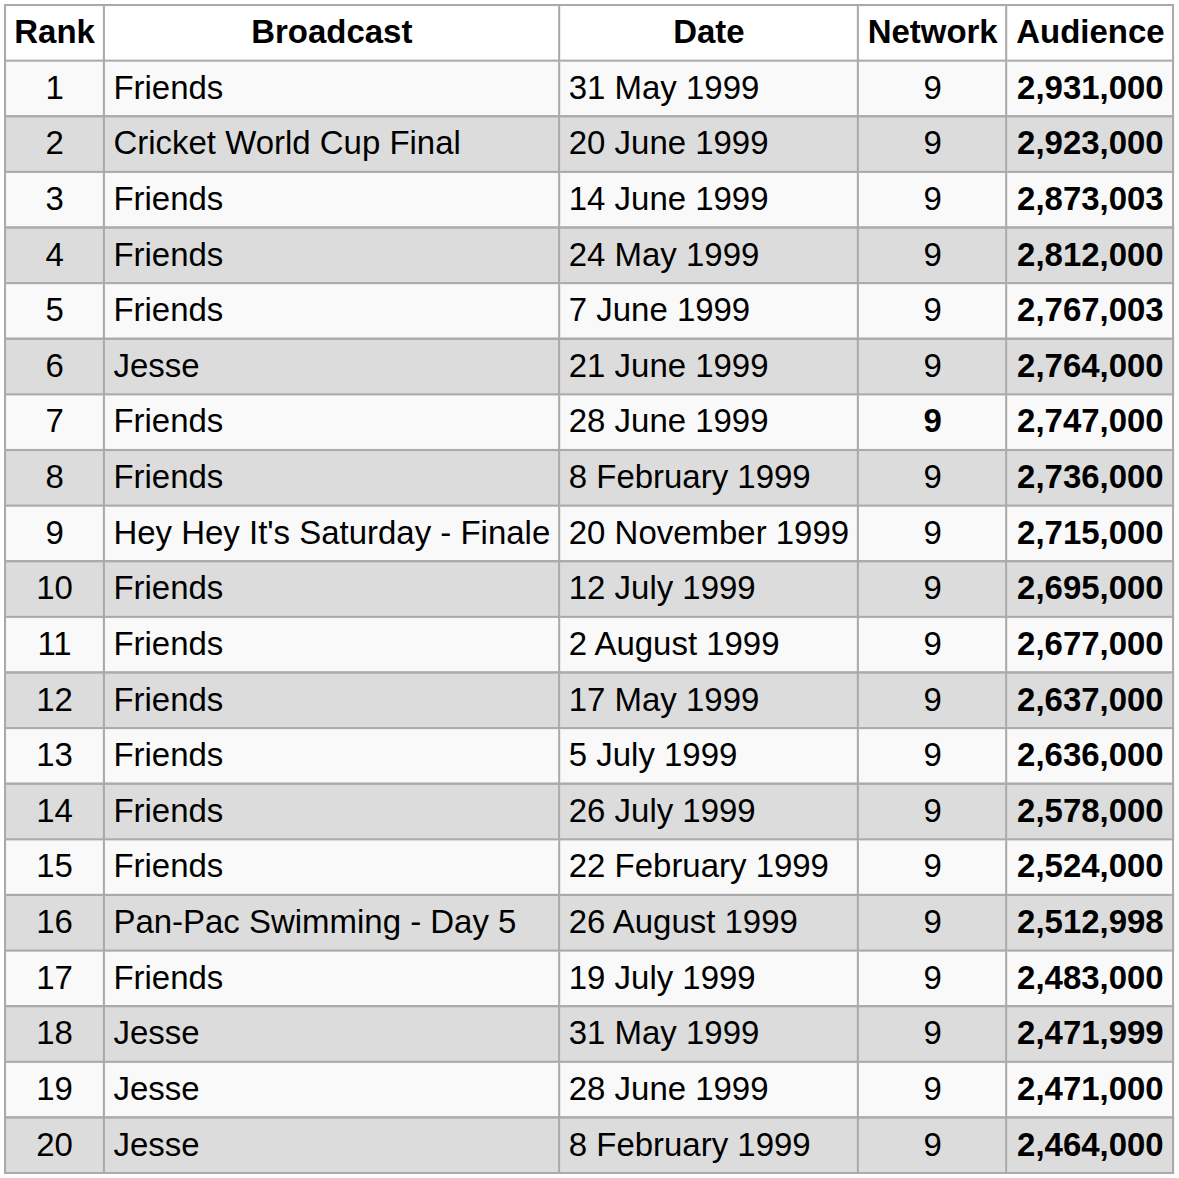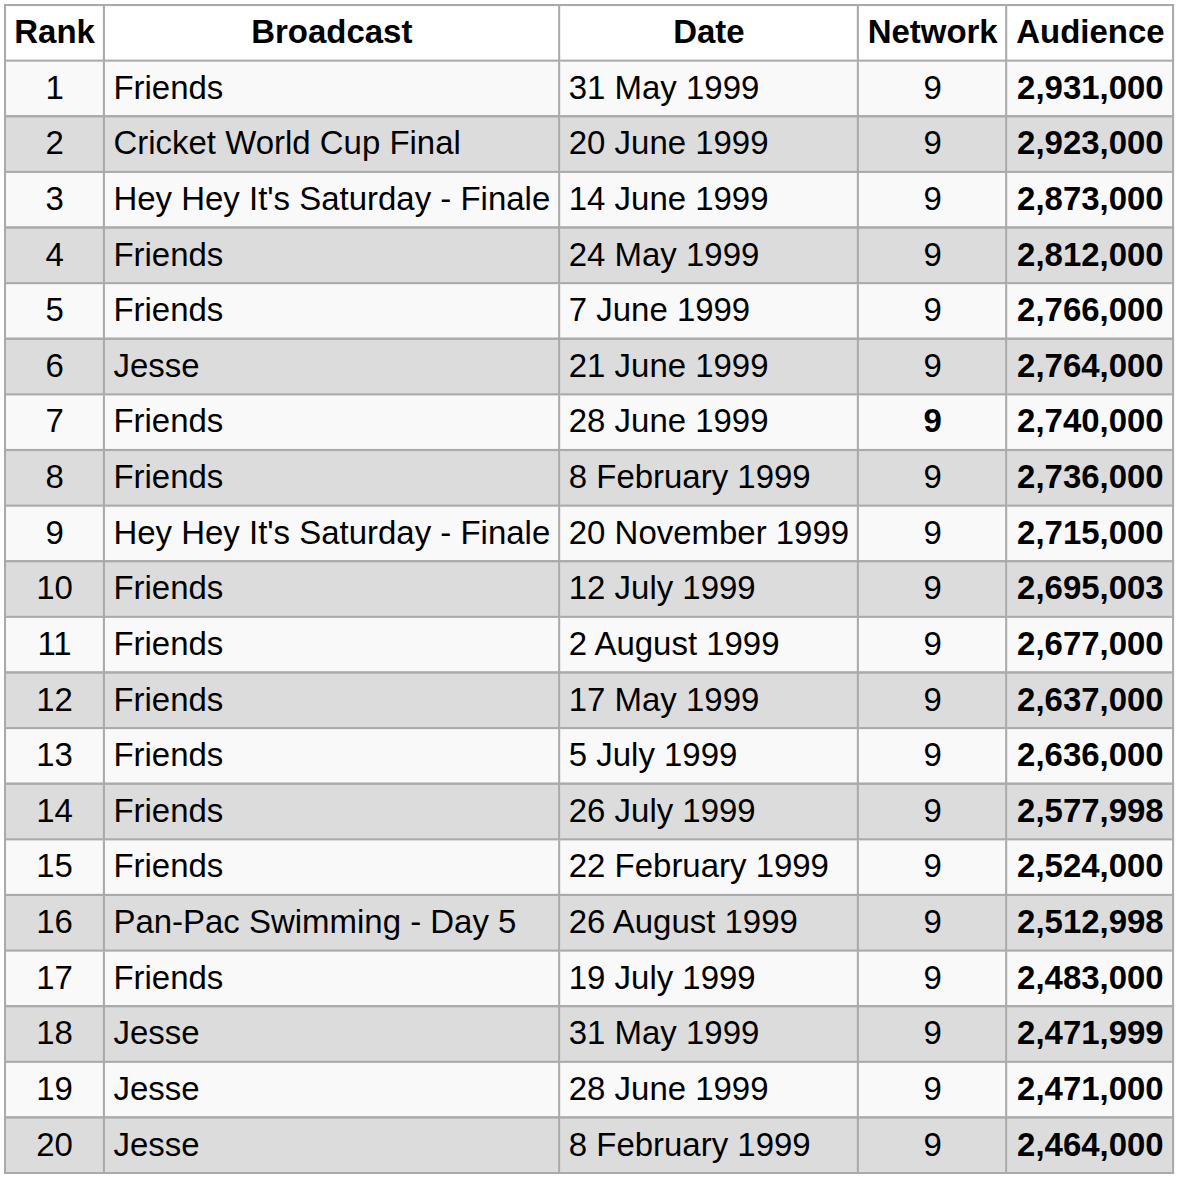(168, 199) Friends -> (332, 199) Hey Hey It's Saturday - Finale
(1090, 199) 2,873,003 -> (1090, 199) 2,873,000
(1090, 310) 2,767,003 -> (1090, 310) 2,766,000
(1090, 421) 2,747,000 -> (1090, 421) 2,740,000
(1090, 588) 2,695,000 -> (1090, 588) 2,695,003
(1090, 810) 2,578,000 -> (1090, 810) 2,577,998
